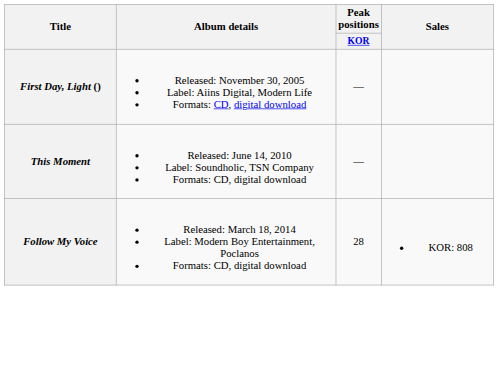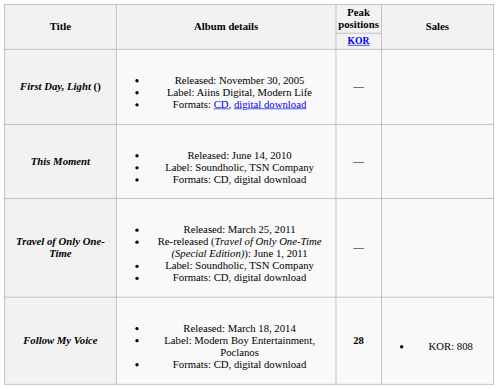+ row: (60, 248)
(359, 242) normal -> (359, 340) bold
